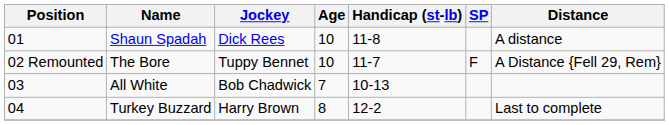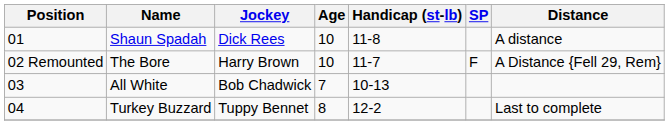(263, 62) Tuppy Bennet -> (259, 62) Harry Brown
(259, 108) Harry Brown -> (263, 108) Tuppy Bennet
